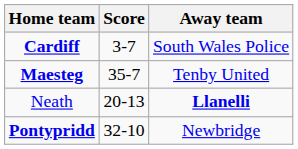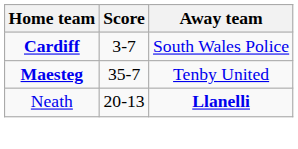- row: (52, 130)
